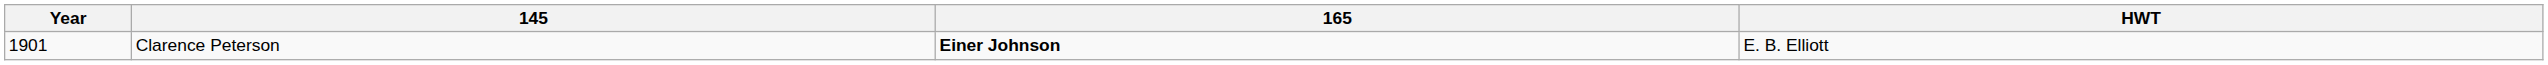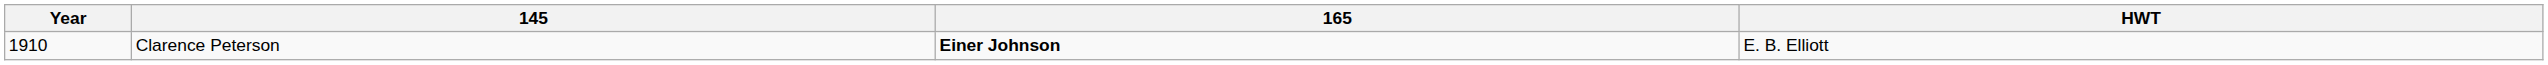(28, 45) 1901 -> (28, 45) 1910
